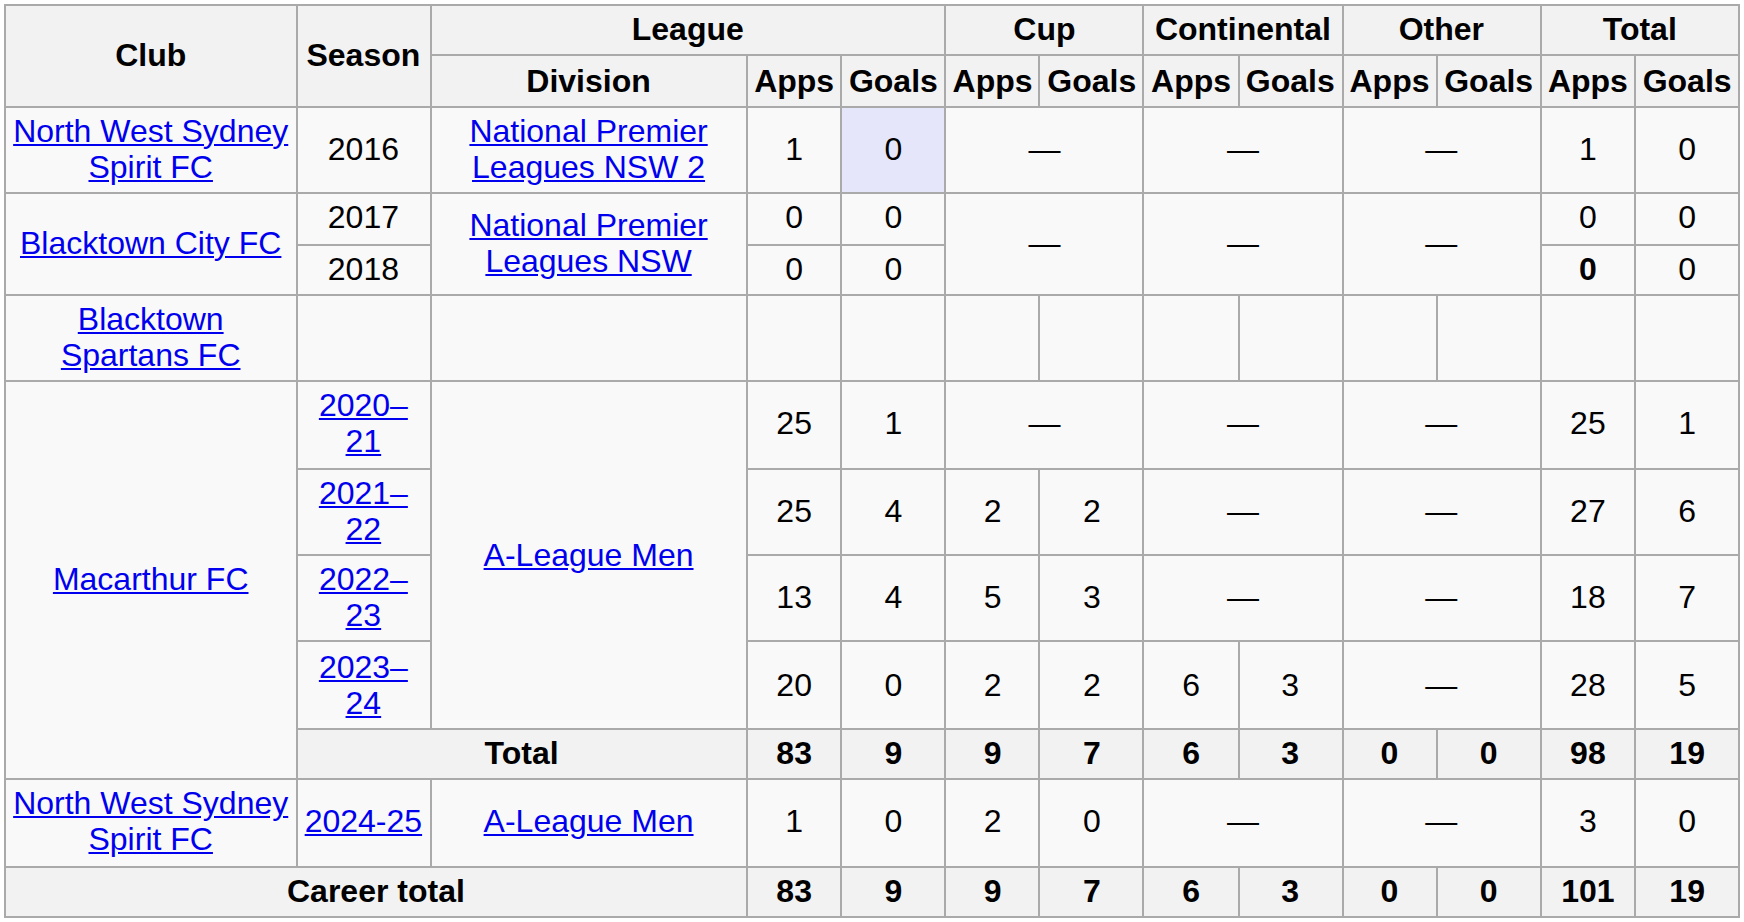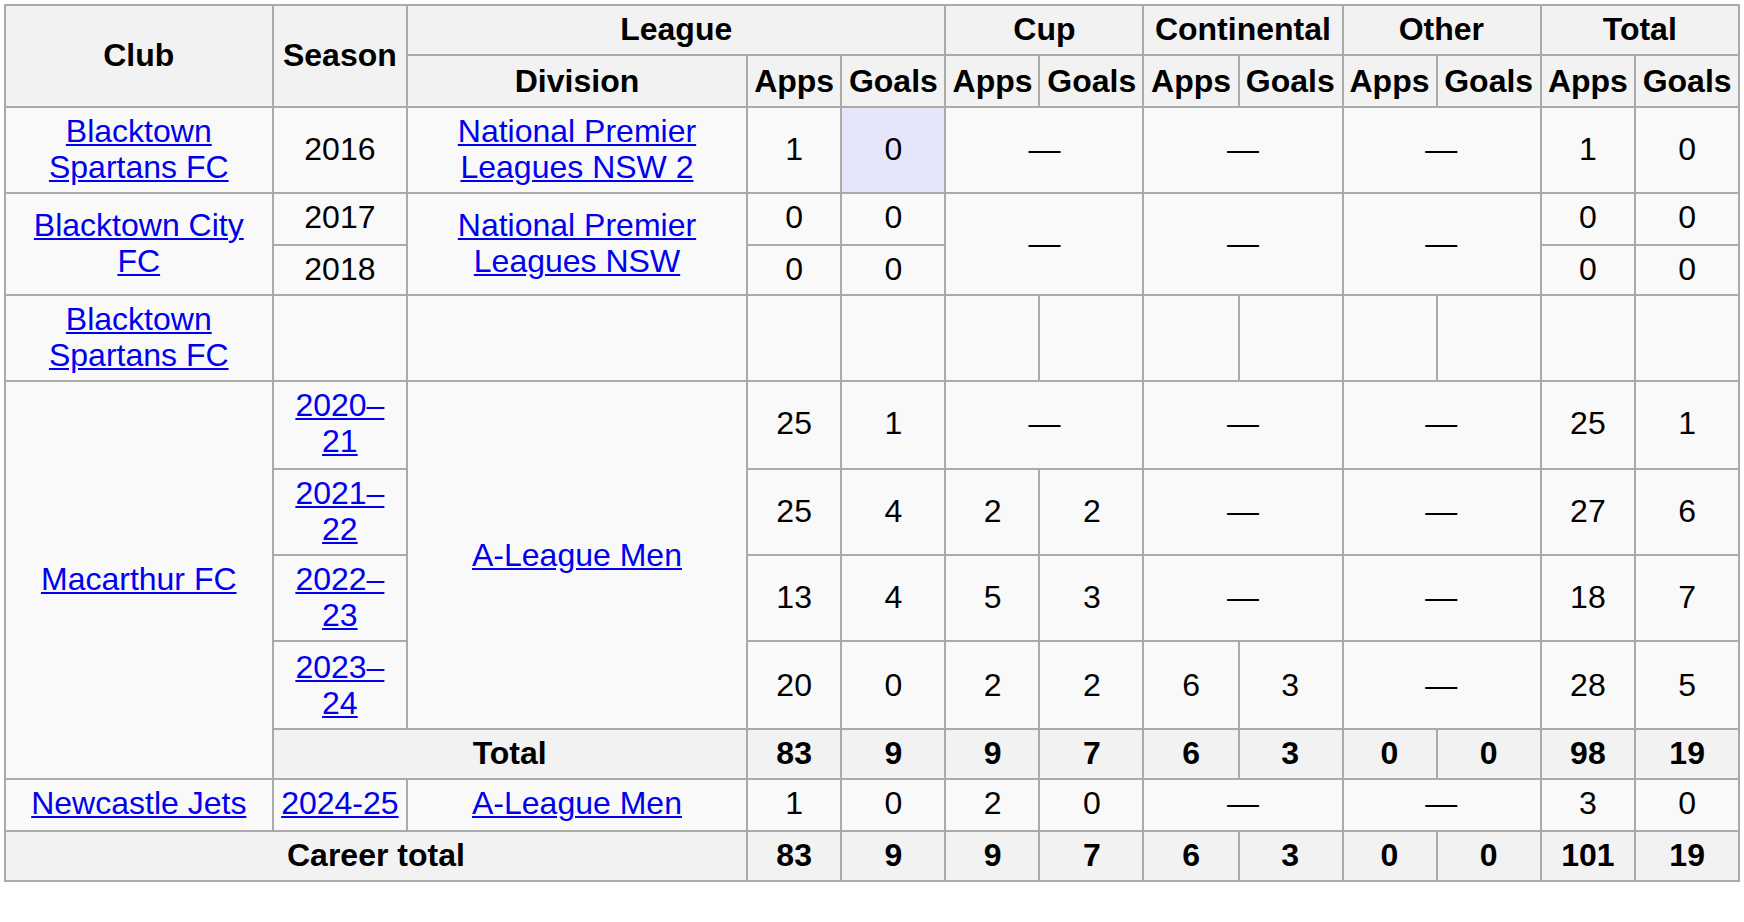(151, 149) North West Sydney Spirit FC -> (139, 149) Blacktown Spartans FC
(1588, 268) bold -> (1588, 268) normal
(151, 822) North West Sydney Spirit FC -> (139, 804) Newcastle Jets
